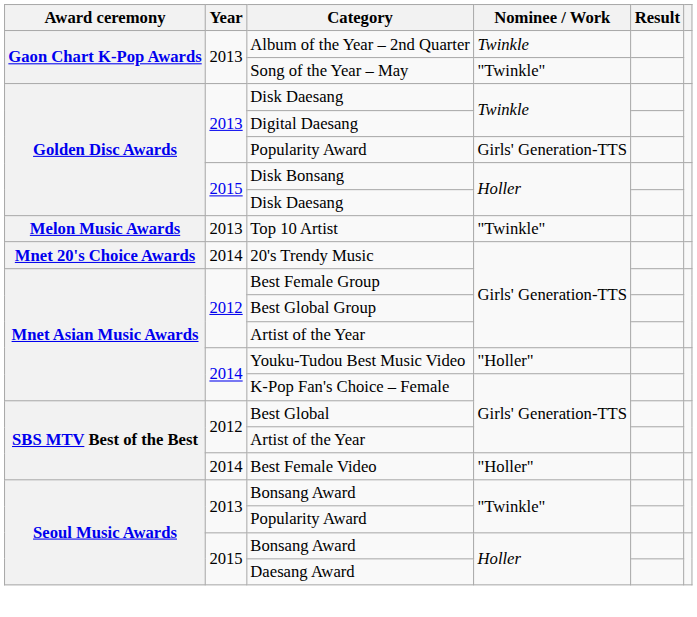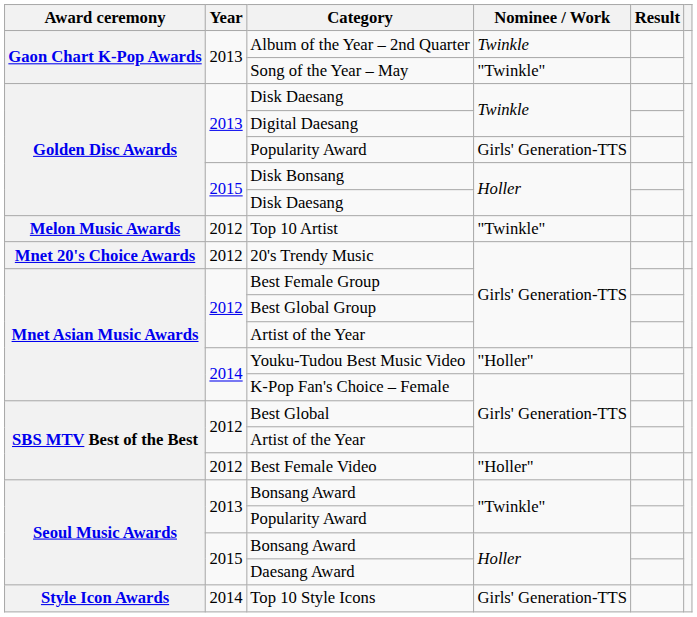(226, 228) 2013 -> (226, 228) 2012
(226, 255) 2014 -> (226, 255) 2012
(226, 466) 2014 -> (226, 466) 2012
+ row: (313, 598)
